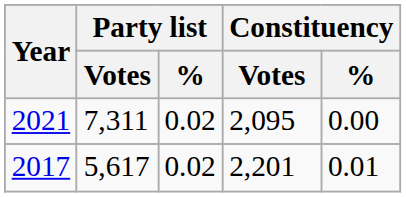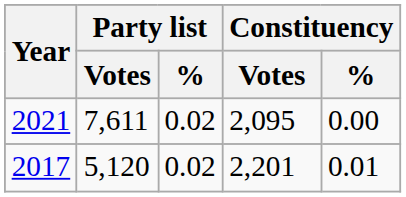(116, 120) 7,311 -> (116, 120) 7,611
(117, 167) 5,617 -> (117, 167) 5,120
